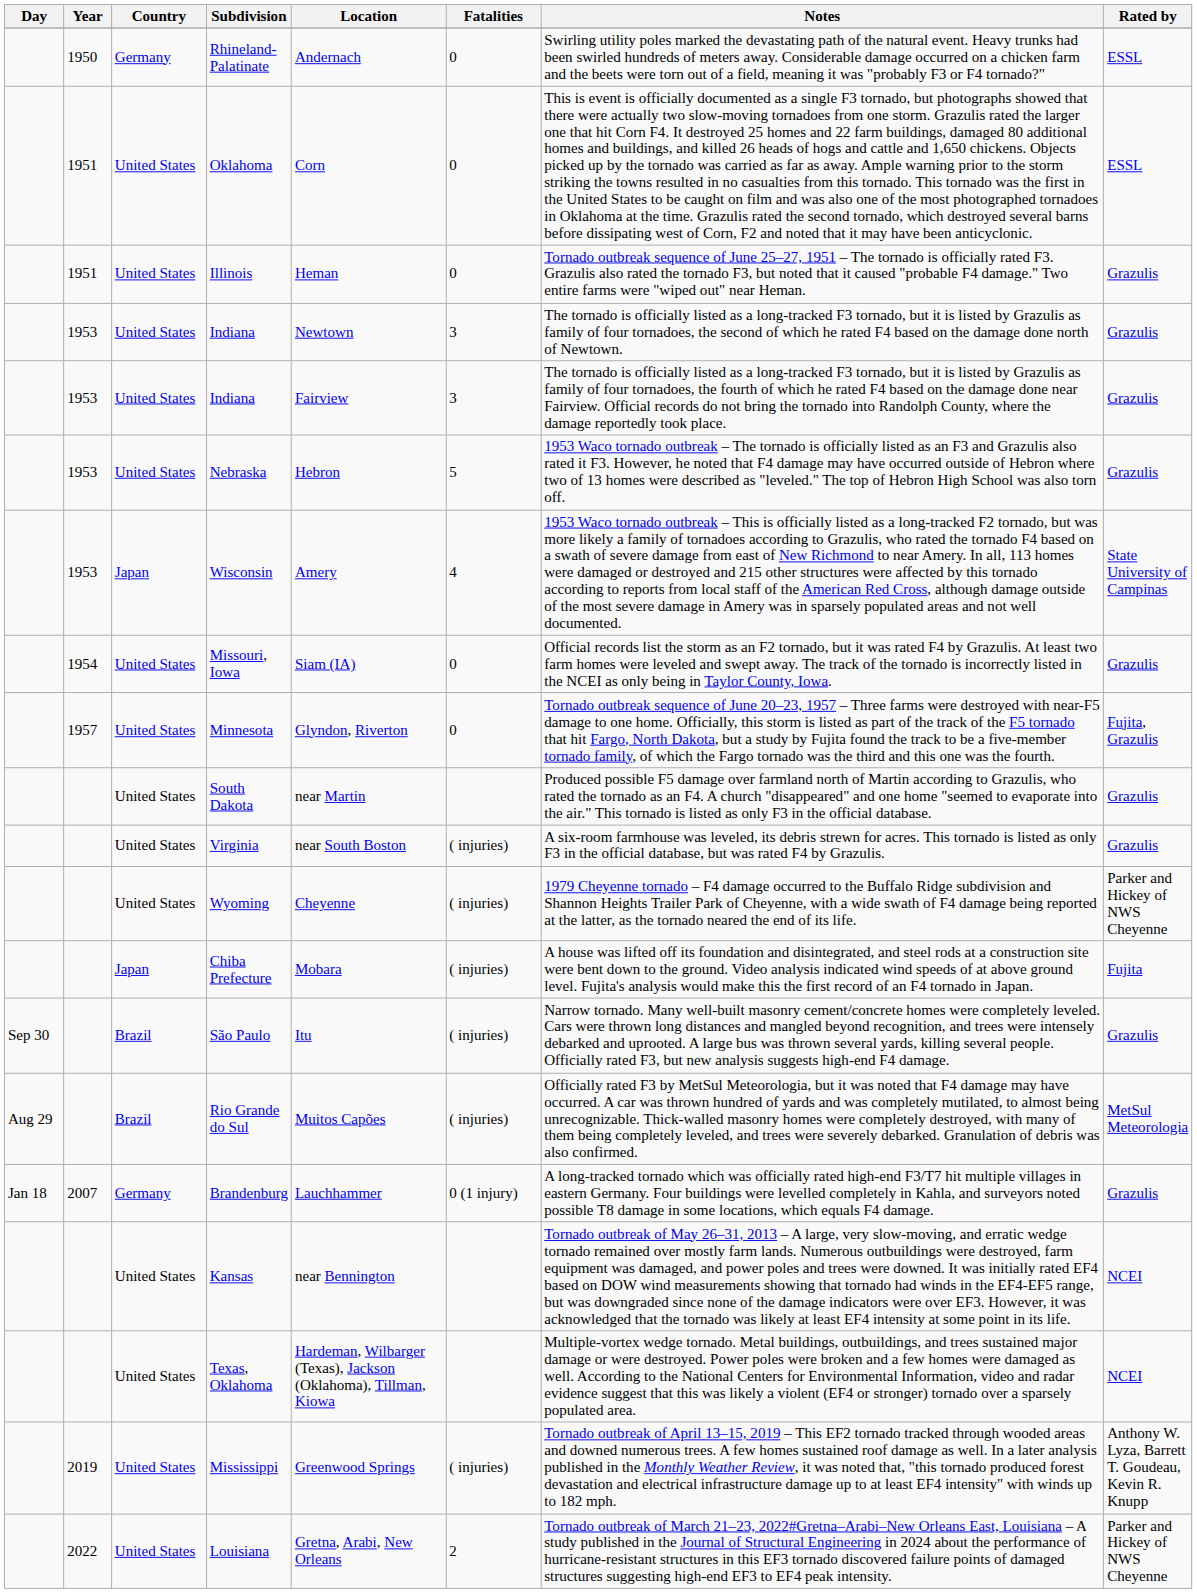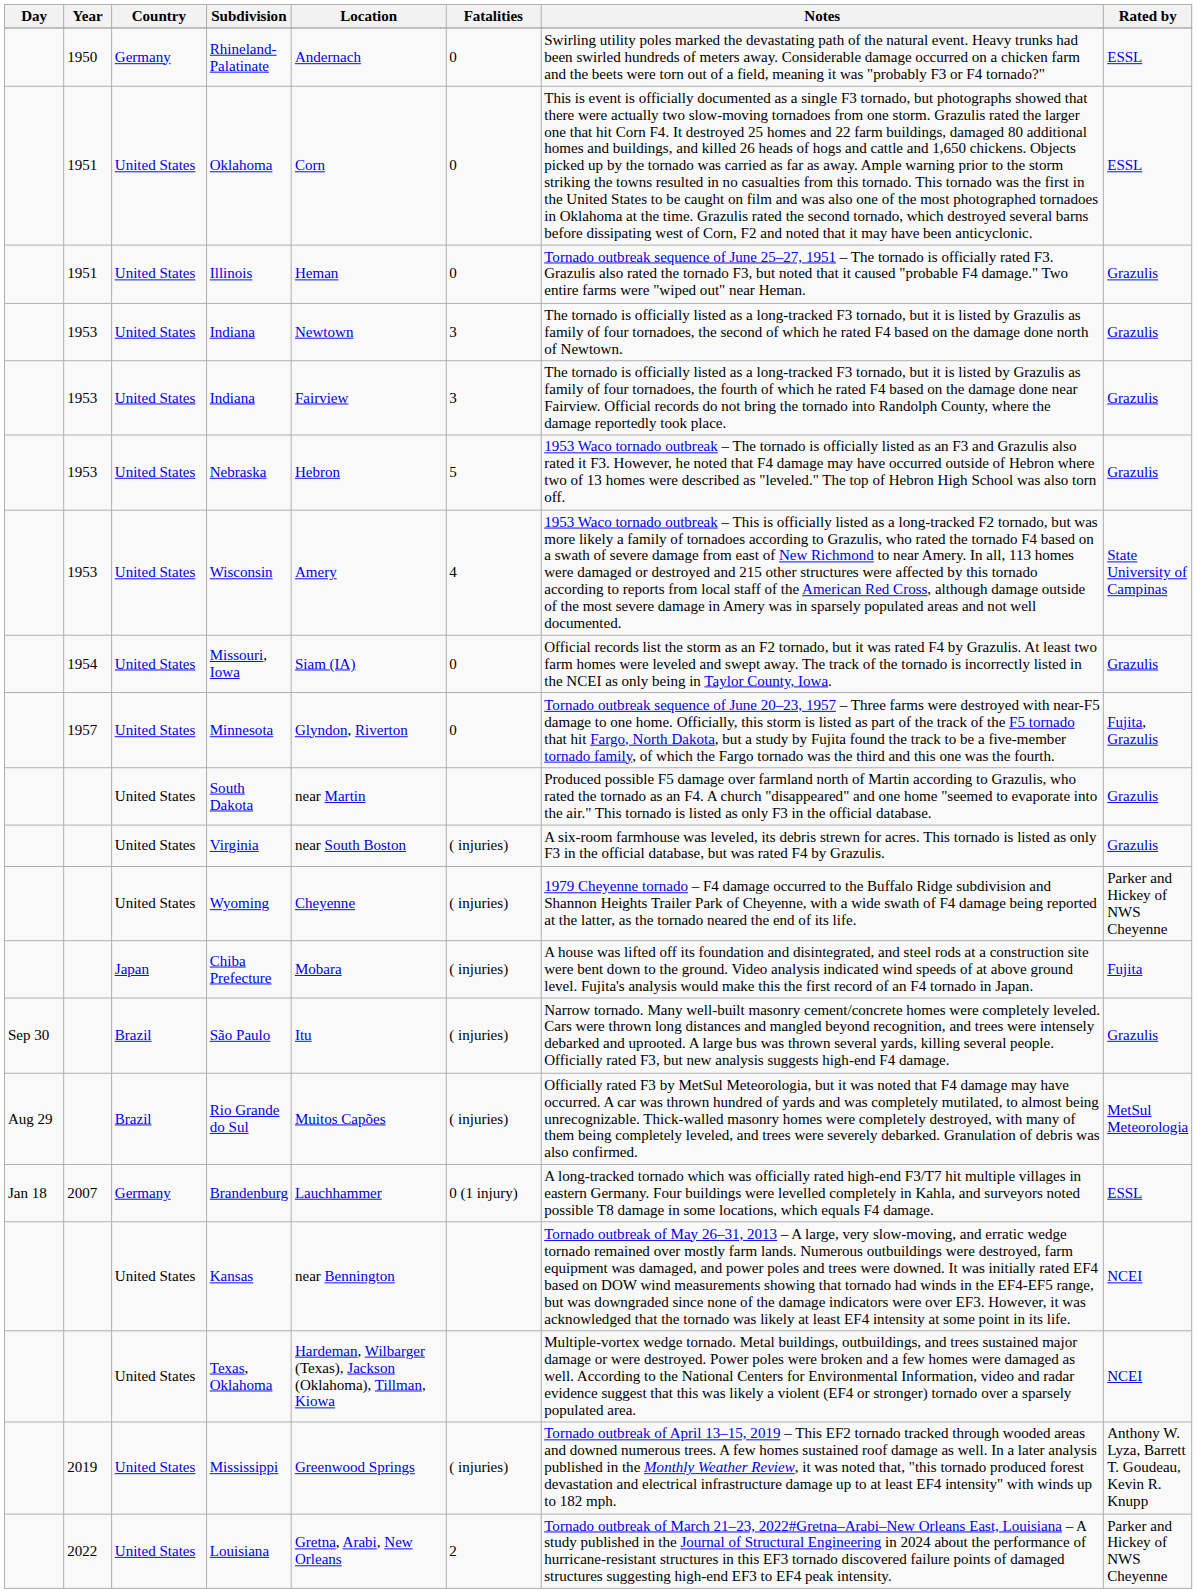(132, 572) Japan -> (155, 572) United States
(1133, 1193) Grazulis -> (1125, 1193) ESSL
